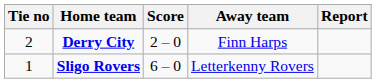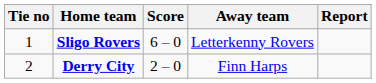rows swapped: (98, 66) <-> (98, 41)
